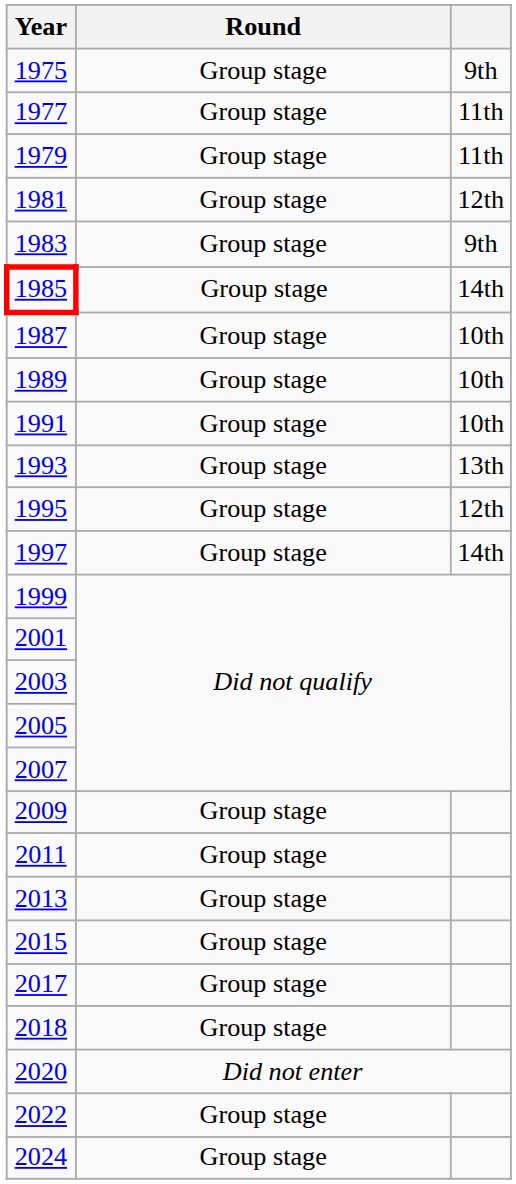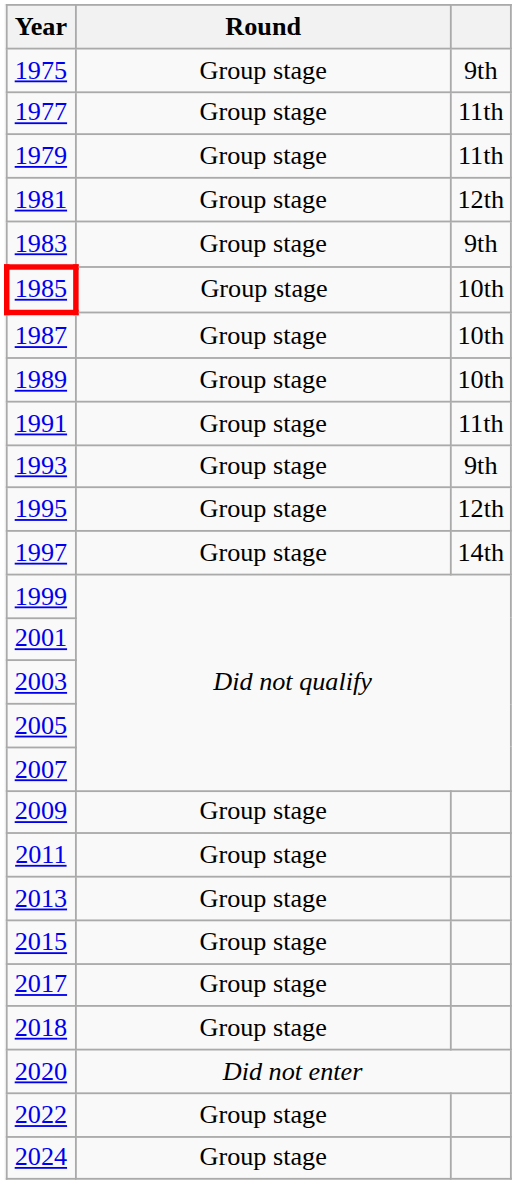(481, 289) 14th -> (481, 289) 10th
(481, 422) 10th -> (481, 422) 11th
(481, 466) 13th -> (481, 466) 9th
